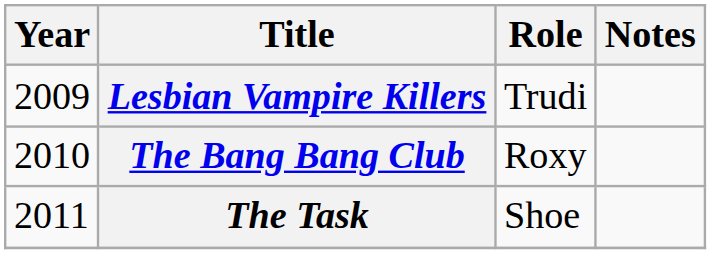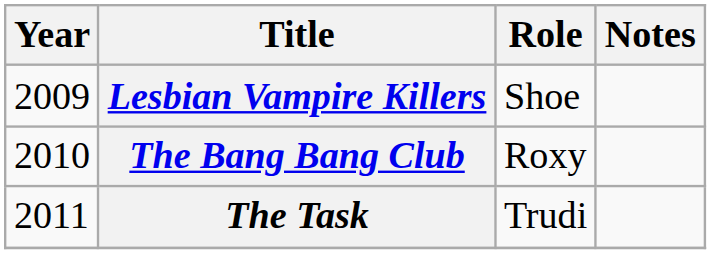(546, 95) Trudi -> (542, 95) Shoe
(542, 215) Shoe -> (546, 215) Trudi
